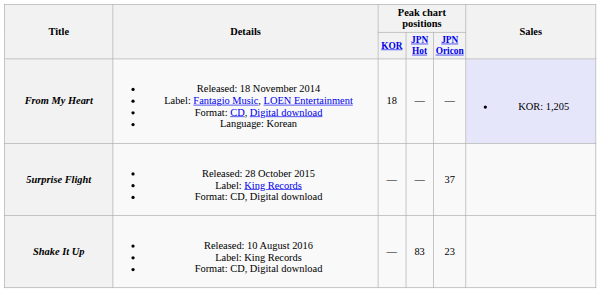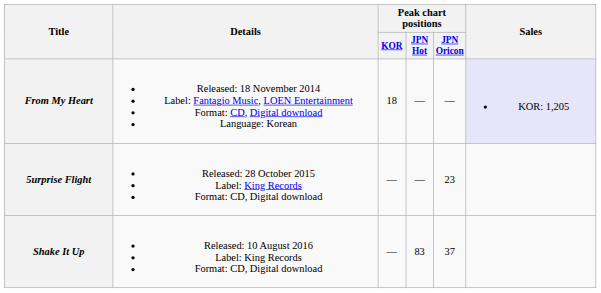(450, 179) 37 -> (450, 179) 23
(450, 251) 23 -> (450, 251) 37
